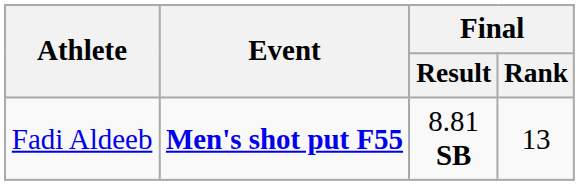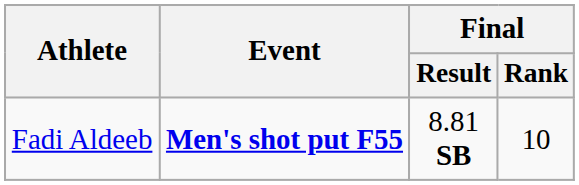(536, 138) 13 -> (536, 138) 10
